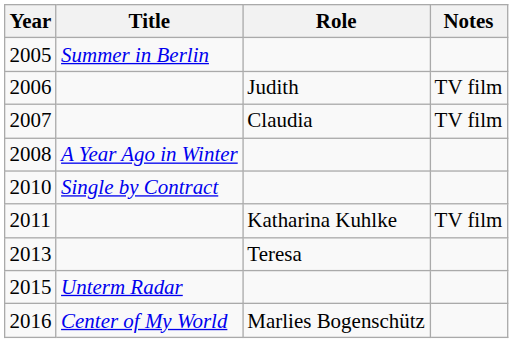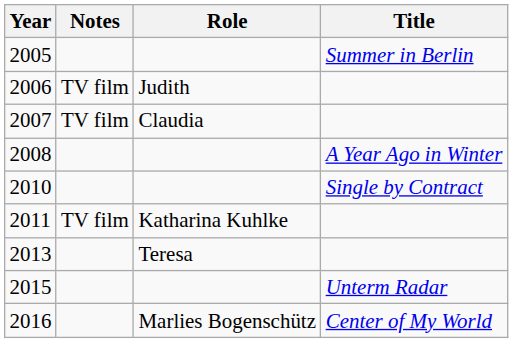columns swapped: (149, 21) <-> (468, 21)
